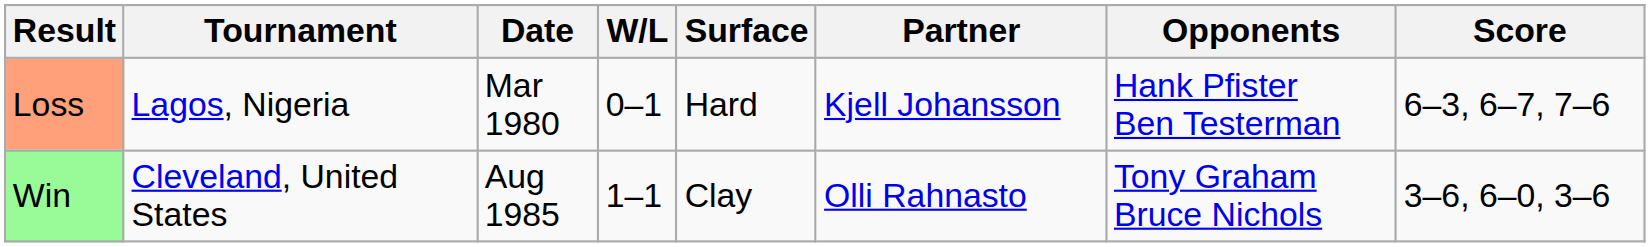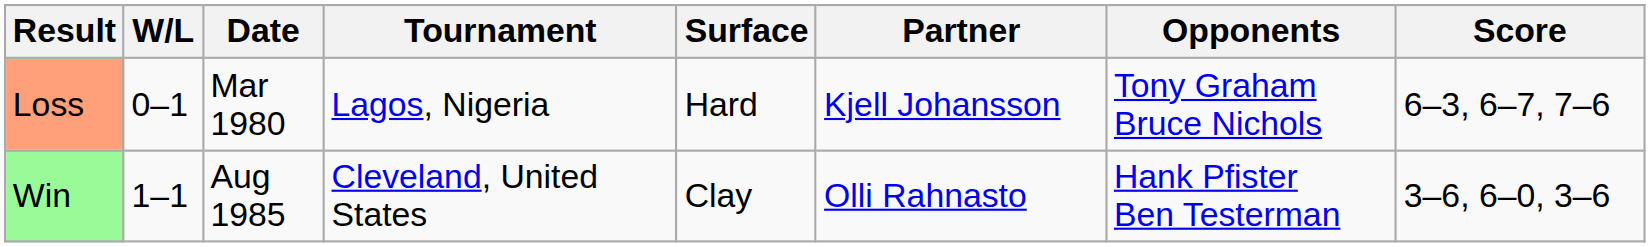columns swapped: (637, 31) <-> (300, 31)
(1227, 103) Hank Pfister Ben Testerman -> (1218, 103) Tony Graham Bruce Nichols
(1218, 195) Tony Graham Bruce Nichols -> (1227, 195) Hank Pfister Ben Testerman
